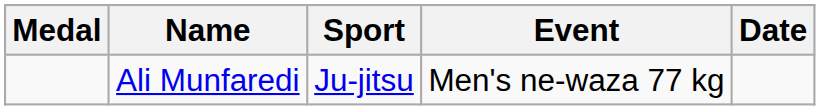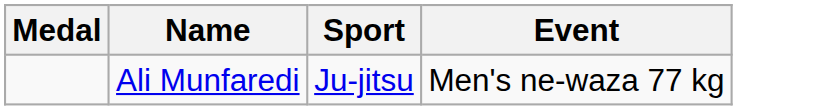- column: (773, 30)
